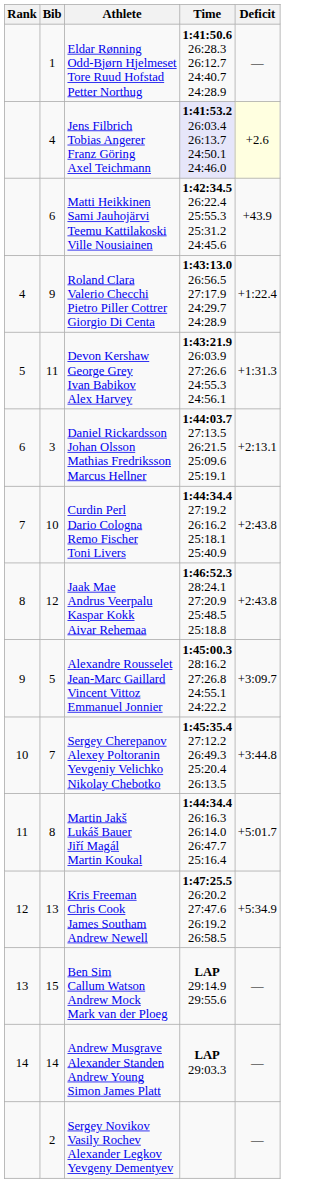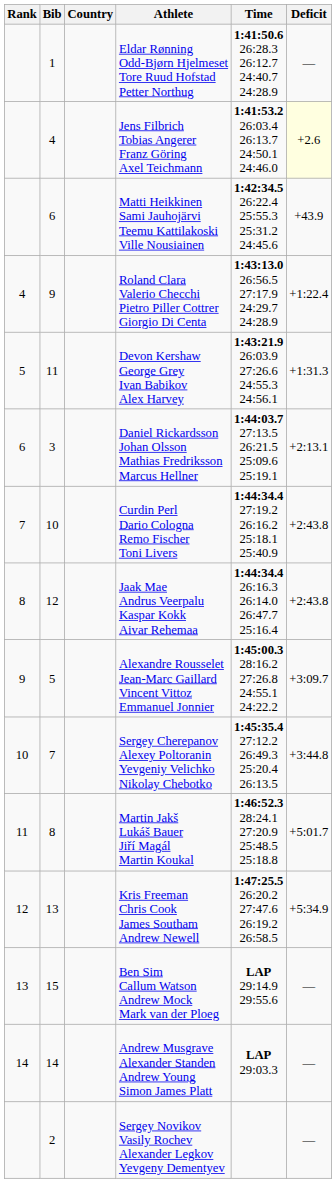+ column: (90, 14)
(207, 139) lavender background -> (259, 139) no background
(207, 601) 1:46:52.3 28:24.1 27:20.9 25:48.5 25:18.8 -> (259, 601) 1:44:34.4 26:16.3 26:14.0 26:47.7 25:16.4
(207, 832) 1:44:34.4 26:16.3 26:14.0 26:47.7 25:16.4 -> (259, 832) 1:46:52.3 28:24.1 27:20.9 25:48.5 25:18.8
